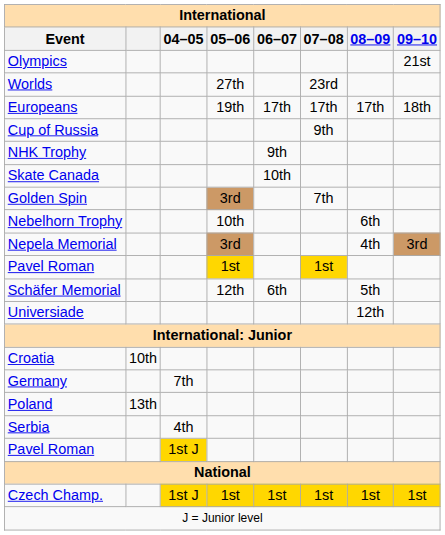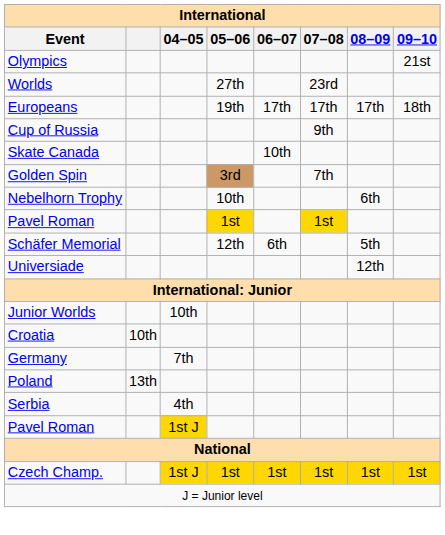- row: (47, 152)
- row: (62, 244)
+ row: (52, 312)
